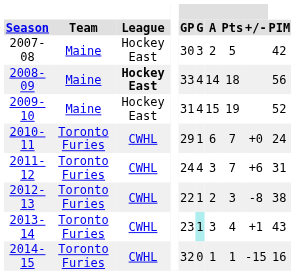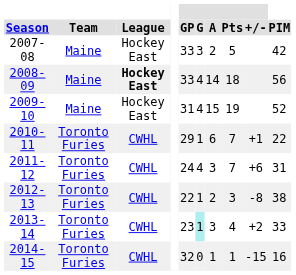(187, 50) 30 -> (187, 50) 33
(256, 138) +0 -> (256, 138) +1
(279, 138) 24 -> (279, 138) 22
(256, 227) +1 -> (256, 227) +2
(279, 227) 43 -> (279, 227) 33
